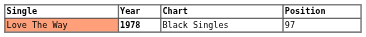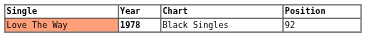(290, 25) 97 -> (290, 25) 92
